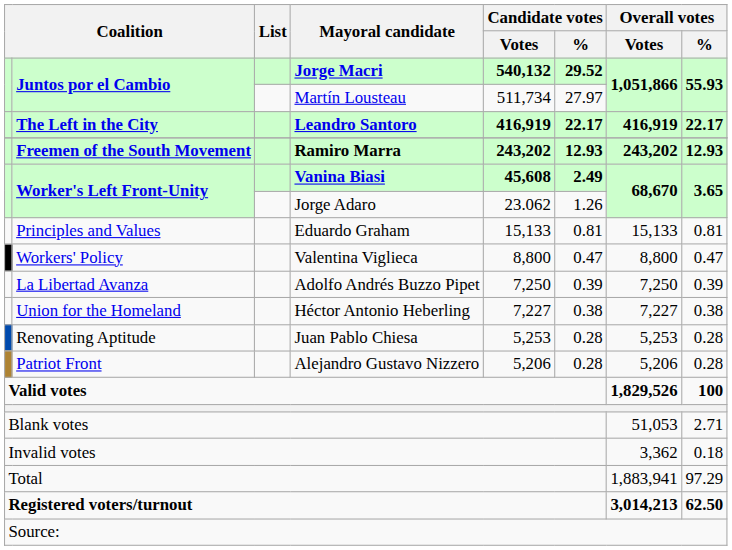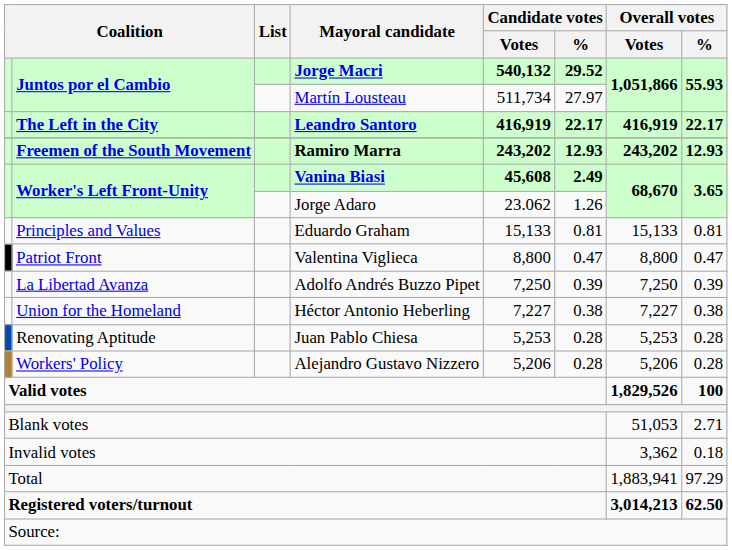(69, 257) Workers' Policy -> (59, 257) Patriot Front
(59, 364) Patriot Front -> (69, 364) Workers' Policy
